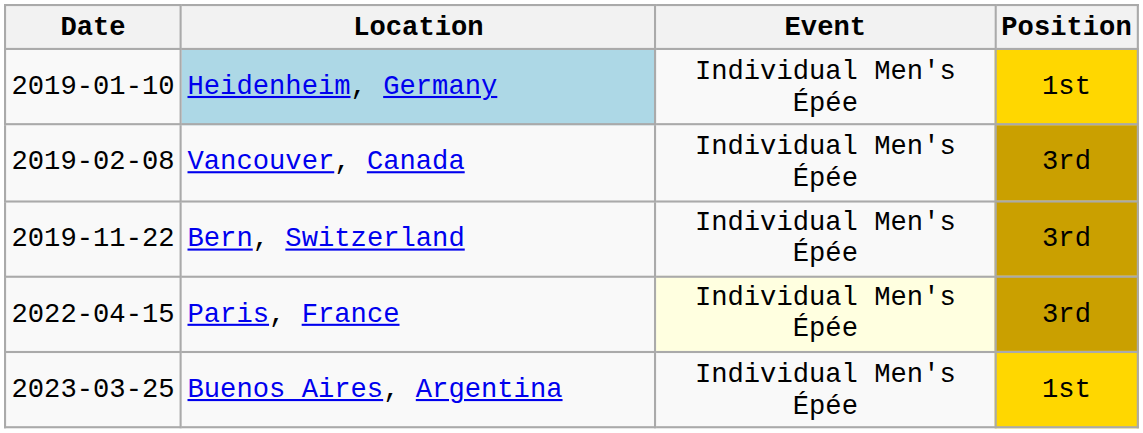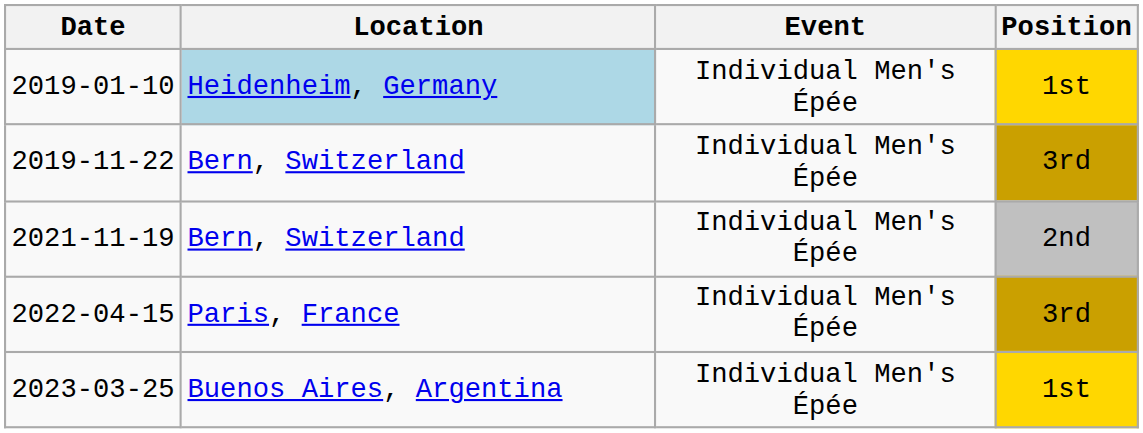- row: (93, 163)
+ row: (93, 238)
(825, 314) lightyellow background -> (825, 314) no background
